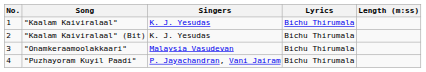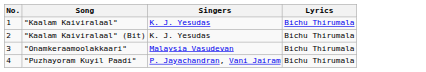- column: (389, 11)
